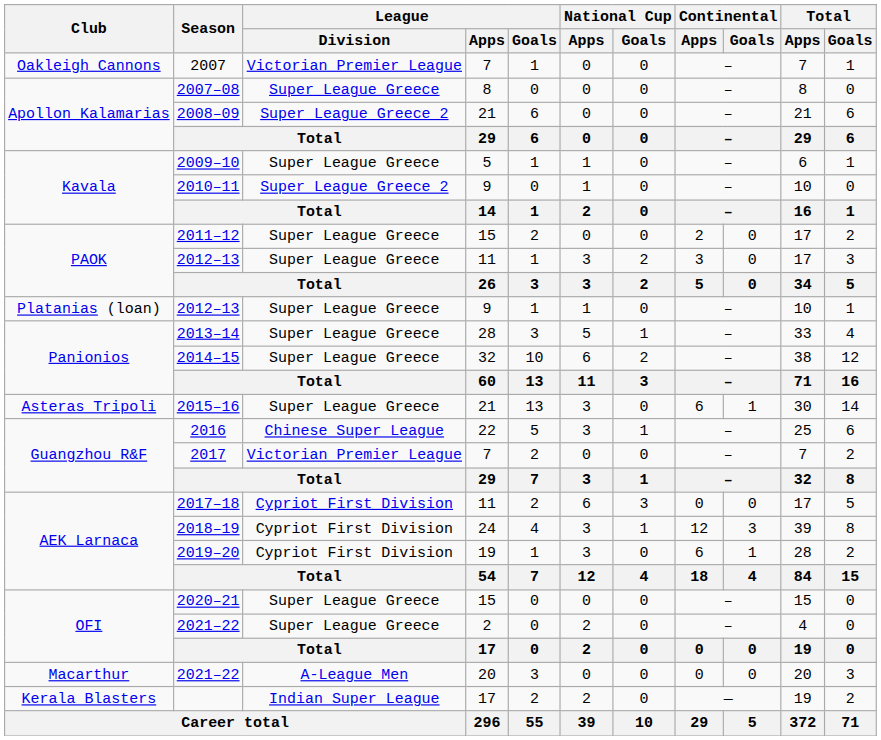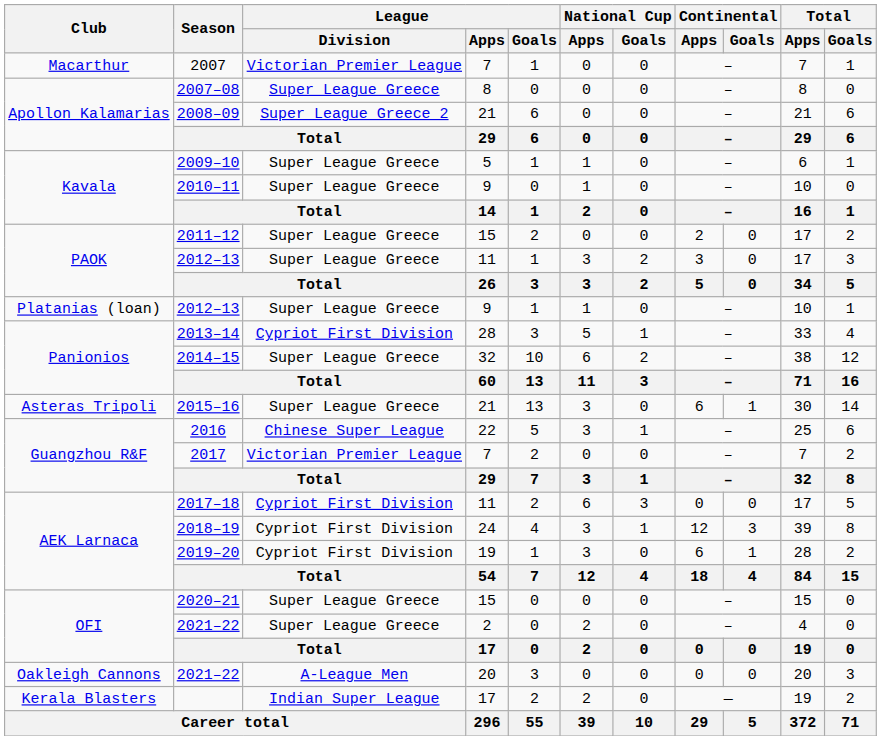(89, 65) Oakleigh Cannons -> (89, 65) Macarthur
(354, 187) Super League Greece 2 -> (354, 187) Super League Greece
(354, 334) Super League Greece -> (354, 334) Cypriot First Division
(89, 675) Macarthur -> (89, 675) Oakleigh Cannons
